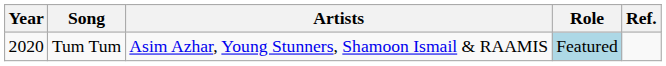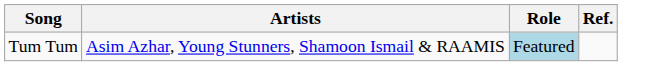- column: (26, 18)
